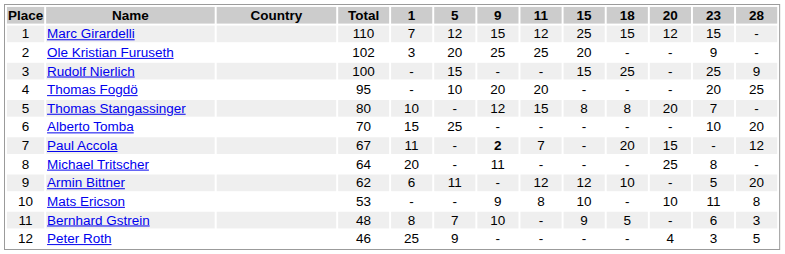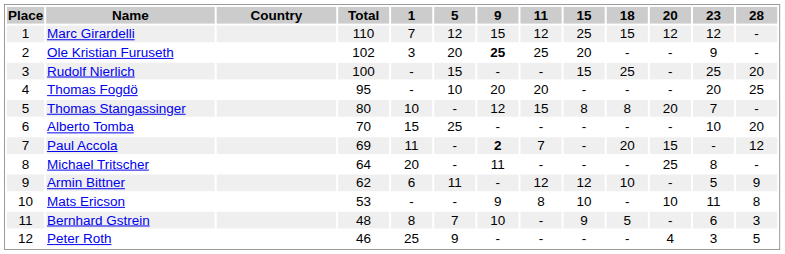(713, 34) 15 -> (713, 34) 12
(498, 53) normal -> (498, 53) bold
(757, 71) 9 -> (757, 71) 20
(364, 146) 67 -> (364, 146) 69
(757, 183) 20 -> (757, 183) 9
